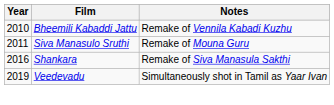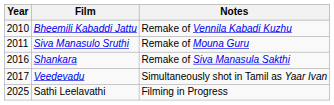(18, 76) 2019 -> (18, 76) 2017
+ row: (70, 92)
